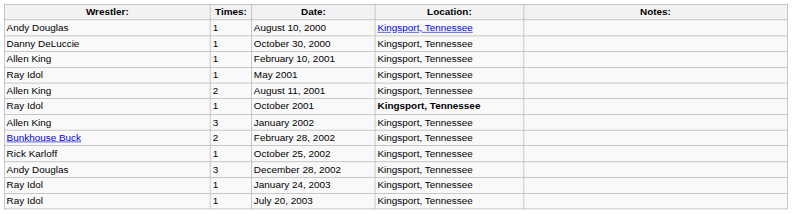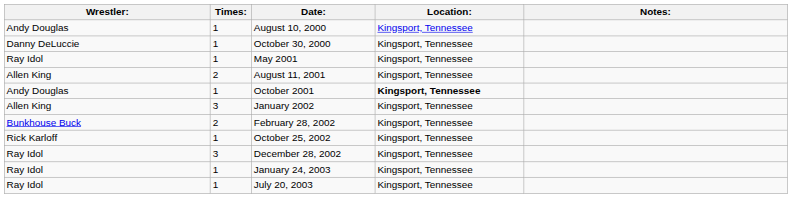- row: (294, 59)
(25, 106) Ray Idol -> (37, 91) Andy Douglas
(37, 169) Andy Douglas -> (25, 153) Ray Idol
